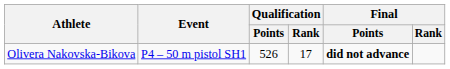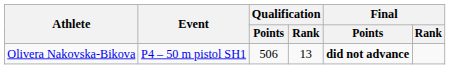(269, 54) 526 -> (269, 54) 506
(306, 54) 17 -> (306, 54) 13
